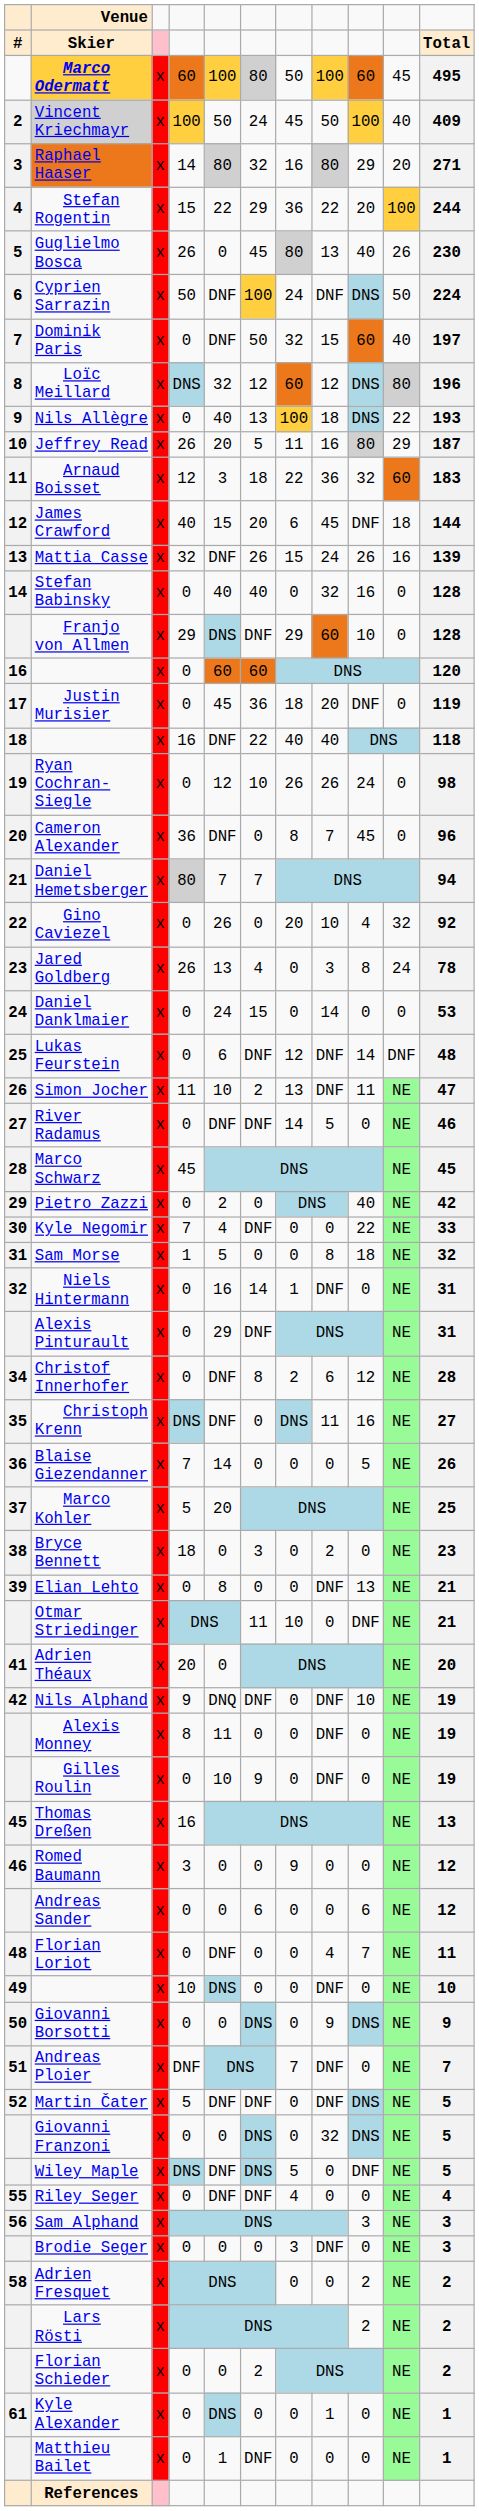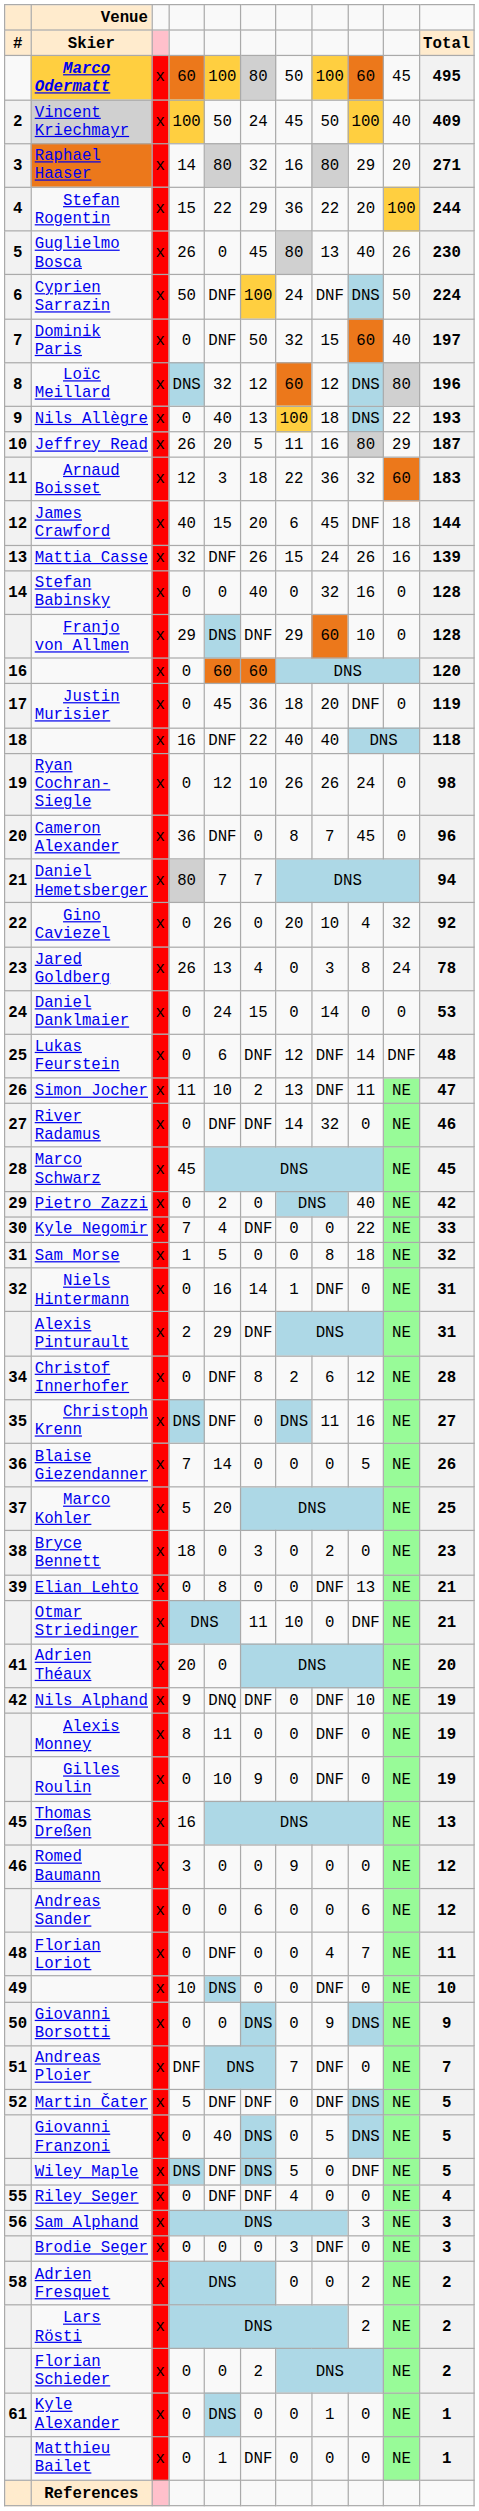(222, 593) 40 -> (222, 593) 0
(330, 1125) 5 -> (330, 1125) 32
(187, 1334) 0 -> (187, 1334) 2
(222, 2137) 0 -> (222, 2137) 40
(330, 2137) 32 -> (330, 2137) 5
